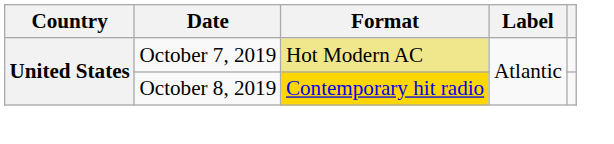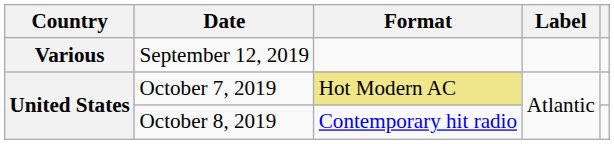+ row: (224, 54)
(385, 88) gold background -> (418, 121) no background
